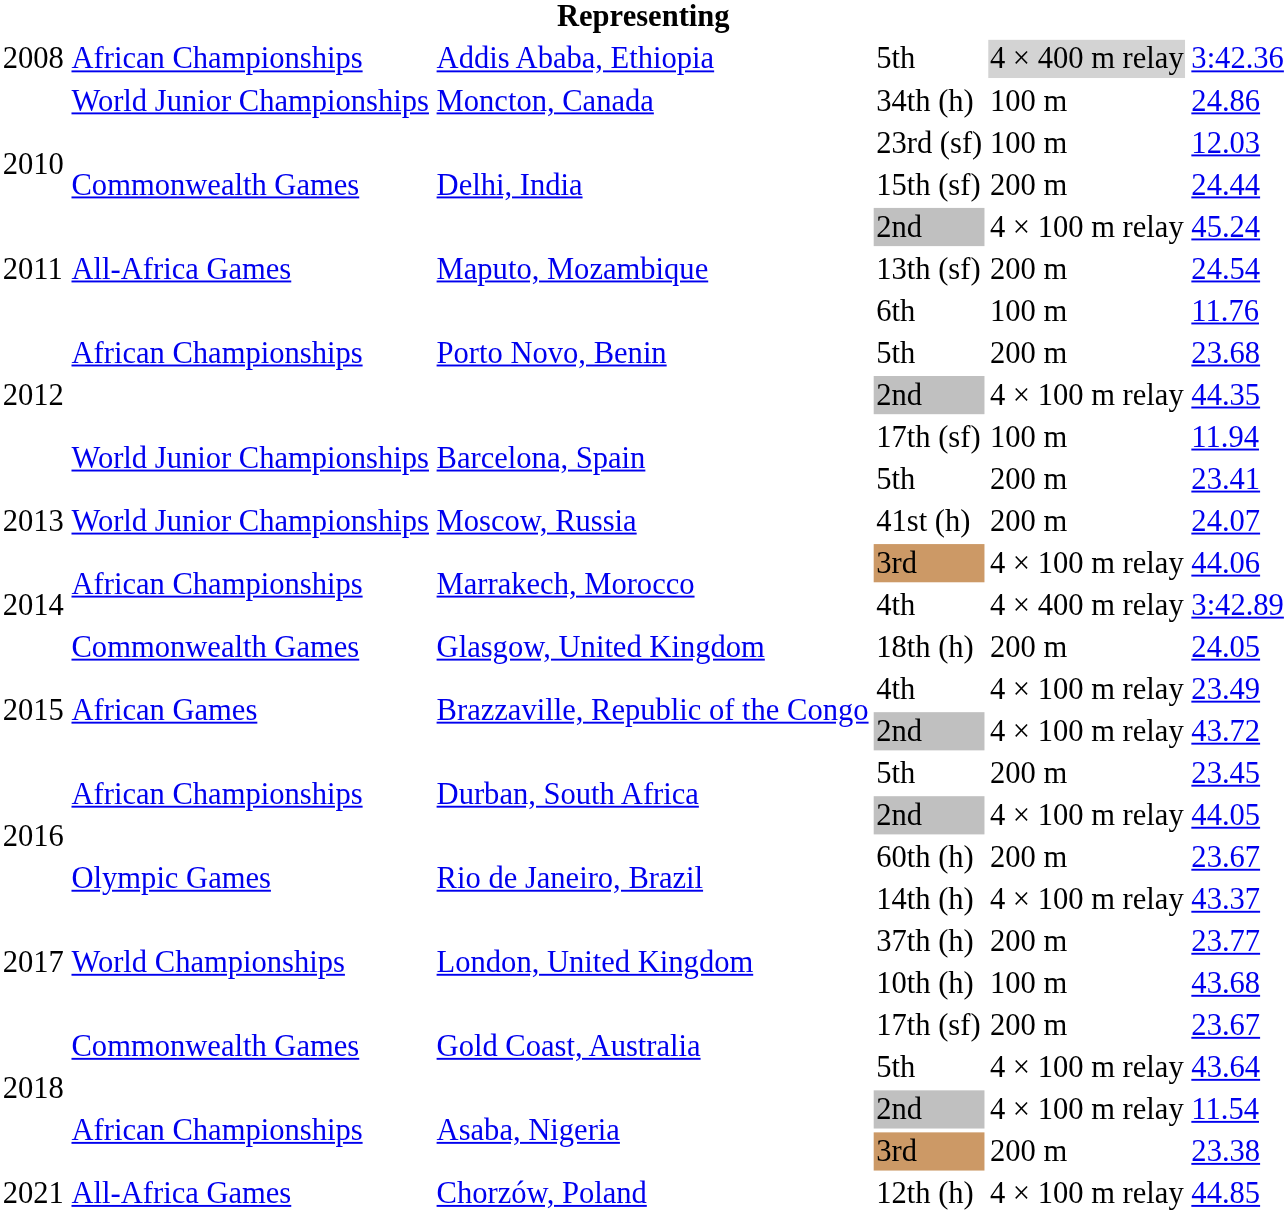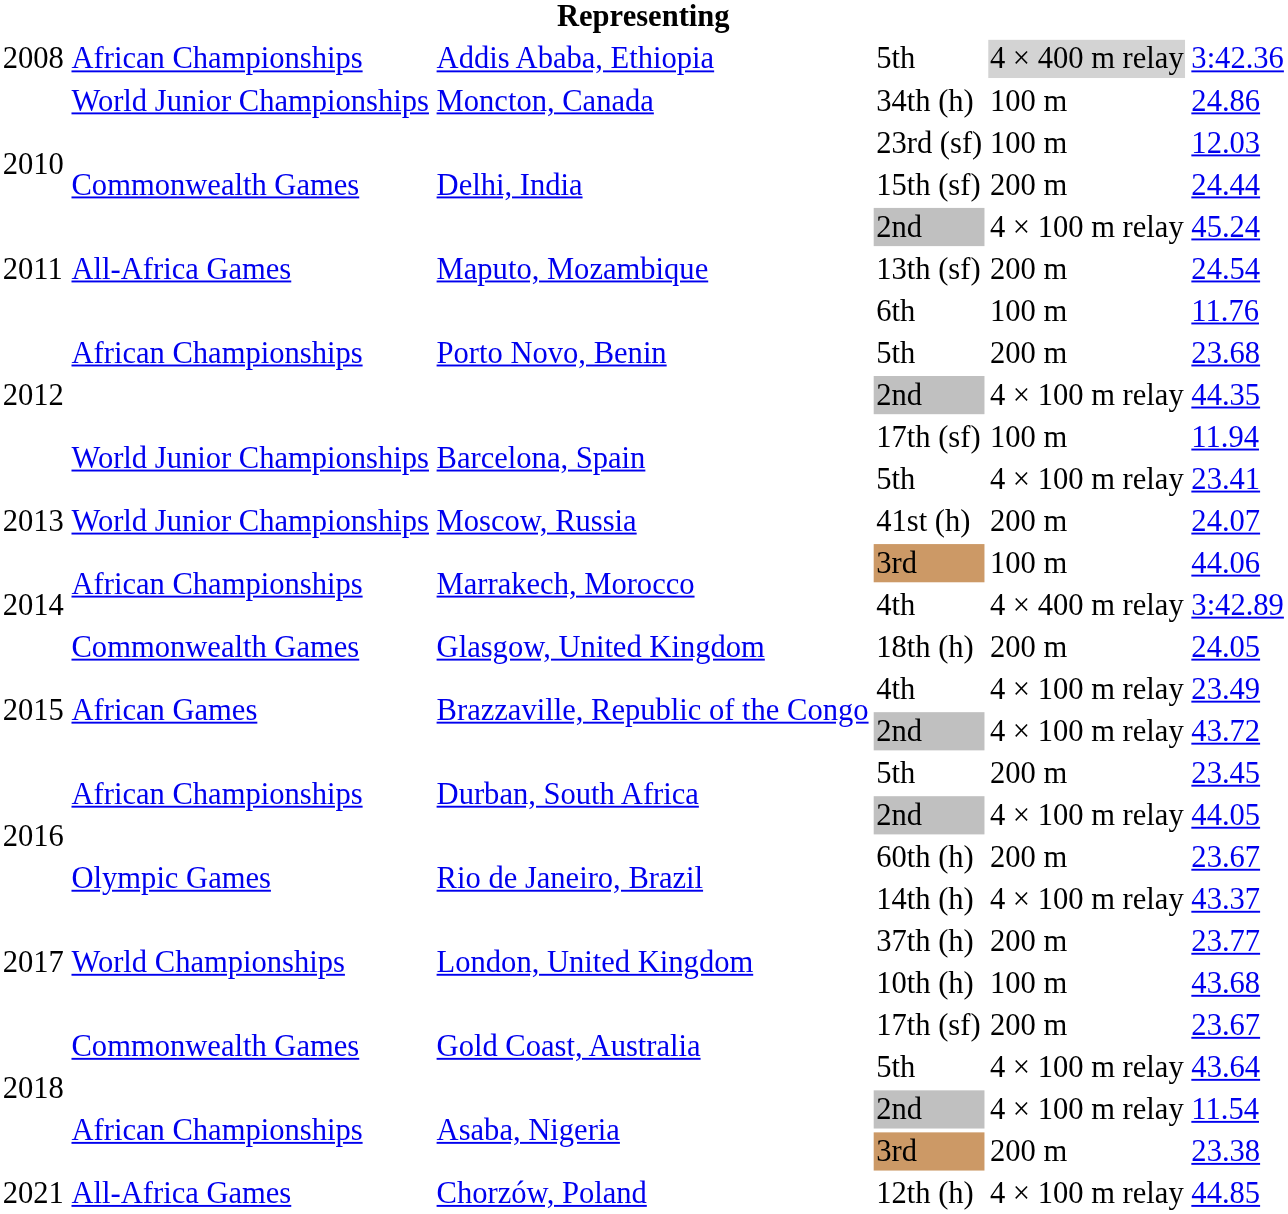(1029, 478) 200 m -> (1087, 478) 4 × 100 m relay
(1087, 562) 4 × 100 m relay -> (1029, 562) 100 m
